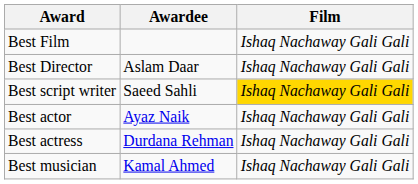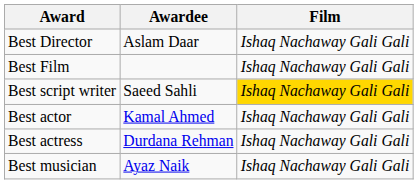rows swapped: (39, 41) <-> (50, 66)
(156, 116) Ayaz Naik -> (169, 116) Kamal Ahmed
(169, 166) Kamal Ahmed -> (156, 166) Ayaz Naik
